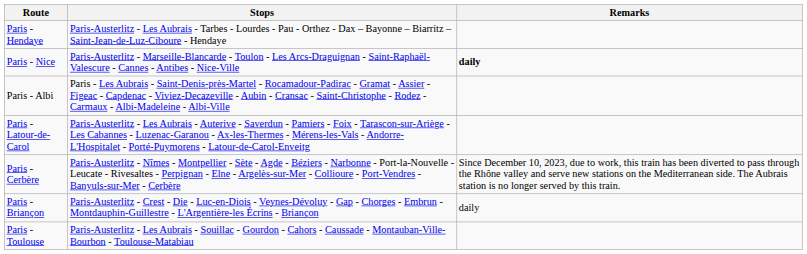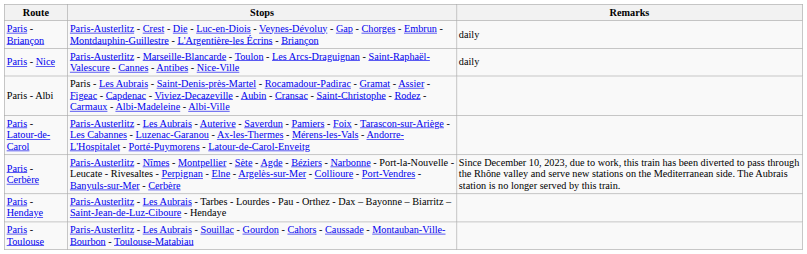rows swapped: (25, 207) <-> (25, 34)
(470, 62) bold -> (469, 62) normal
